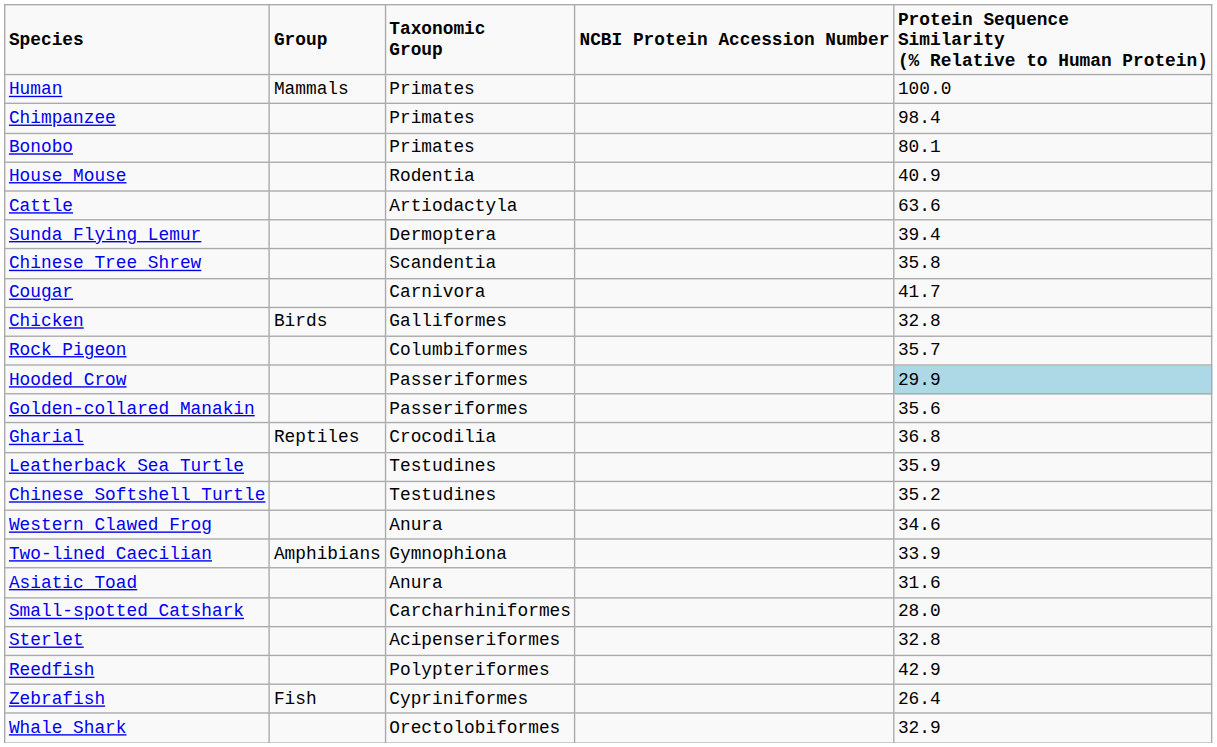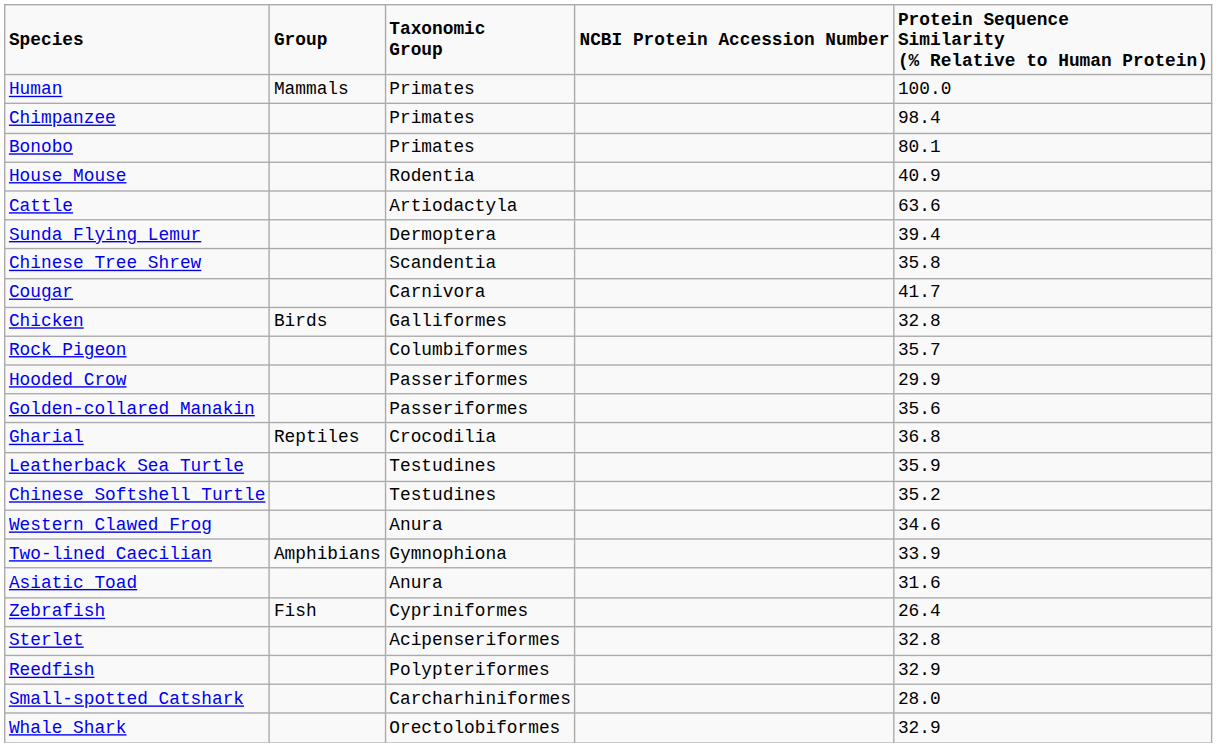(919, 380) lightblue background -> (919, 380) no background
rows swapped: (57, 699) <-> (126, 612)
(919, 670) 42.9 -> (919, 670) 32.9
